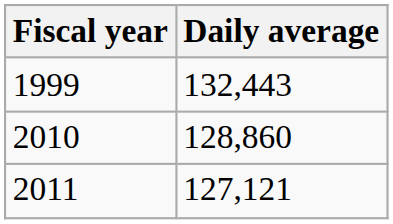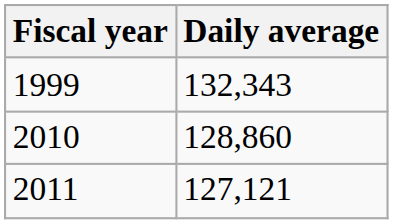(238, 84) 132,443 -> (238, 84) 132,343
